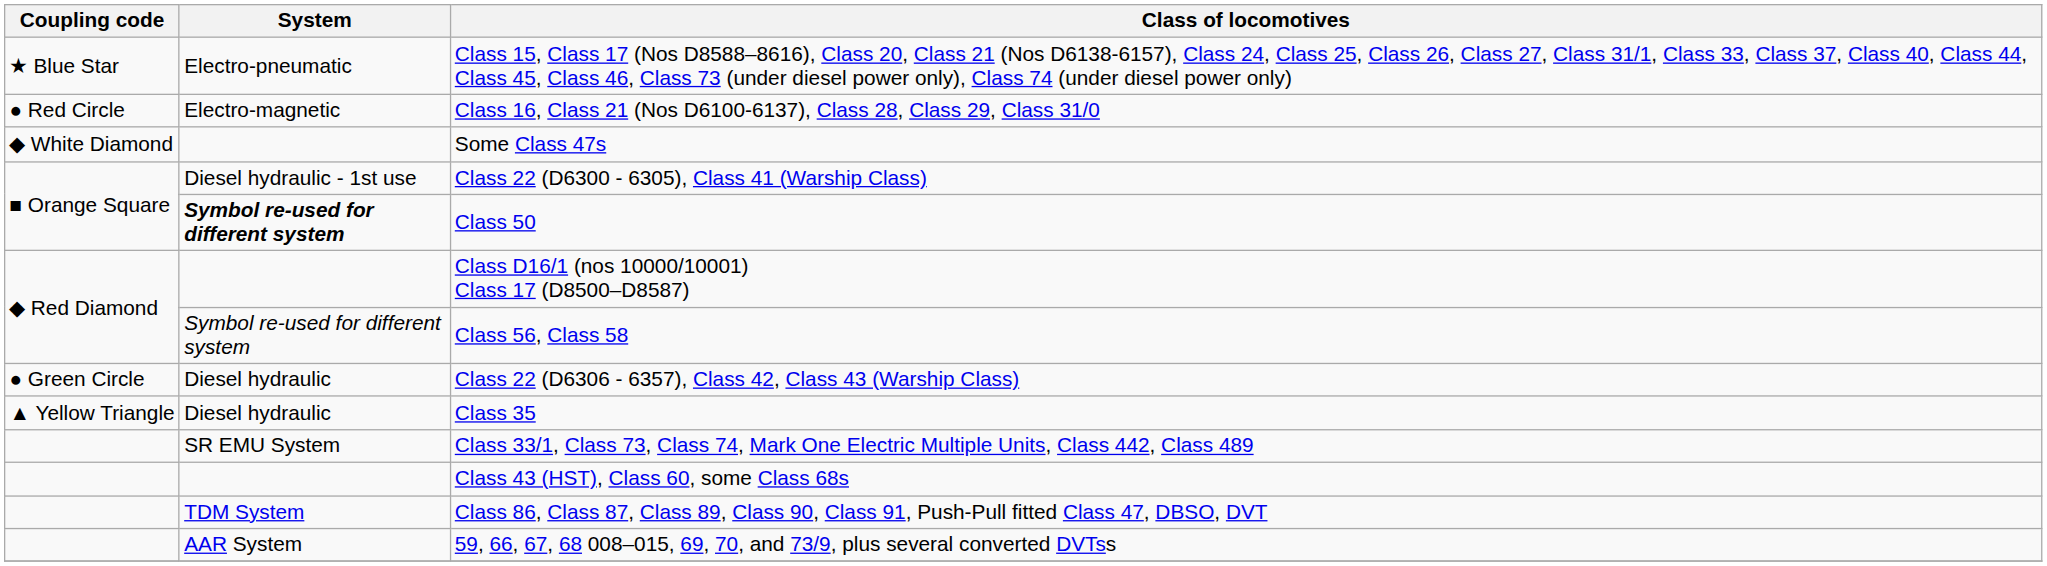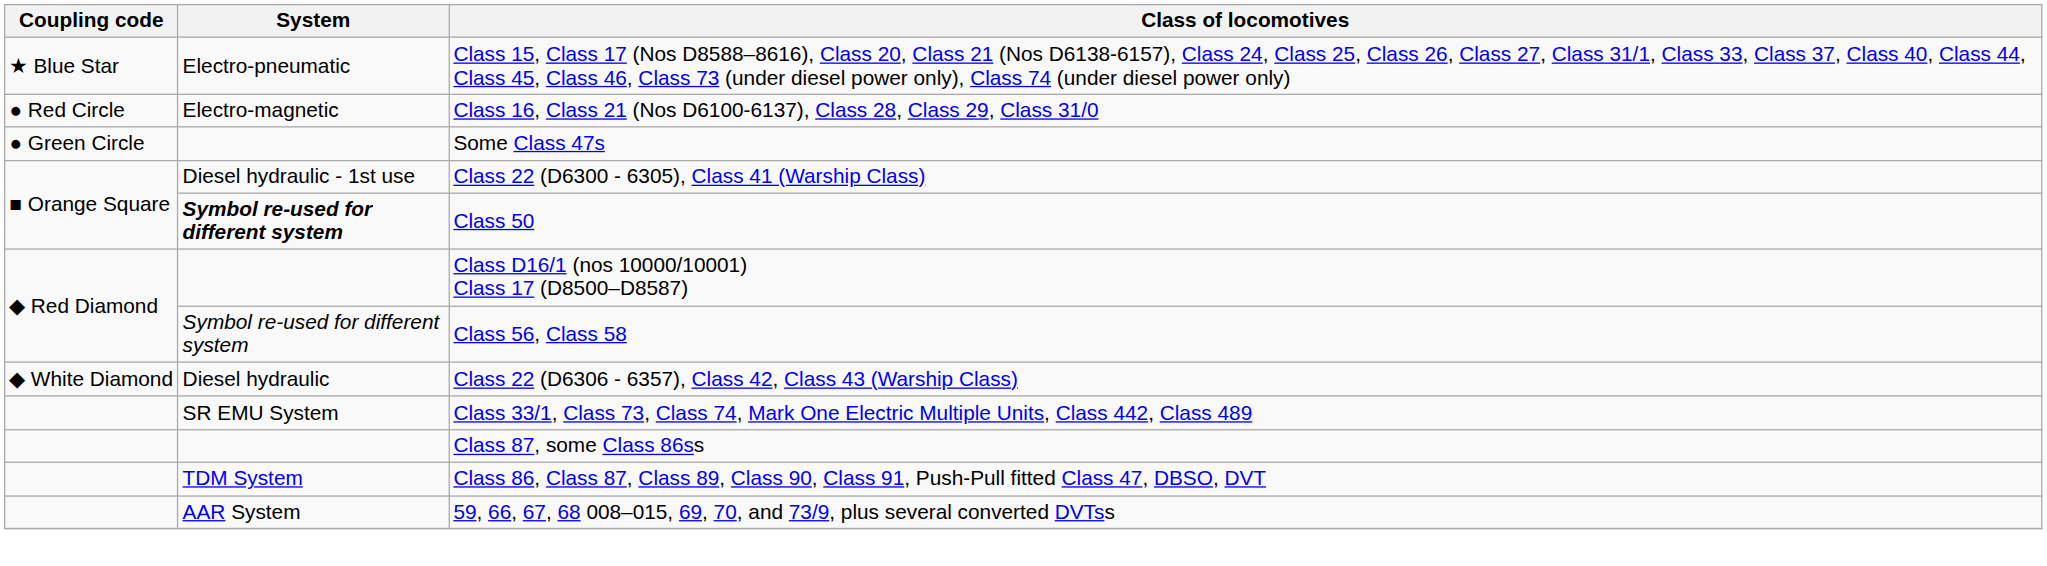(91, 144) ◆ White Diamond -> (77, 143) ● Green Circle
(77, 379) ● Green Circle -> (91, 379) ◆ White Diamond
- row: (495, 412)
+ row: (579, 445)
- row: (652, 478)
